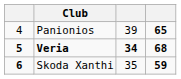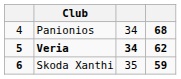(131, 30) 39 -> (131, 30) 34
(161, 30) 65 -> (161, 30) 68
(161, 48) 68 -> (161, 48) 62
